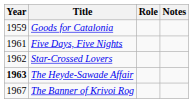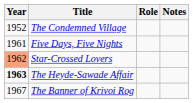+ row: (79, 28)
- row: (72, 28)
(17, 59) no background -> (17, 59) lightsalmon background
